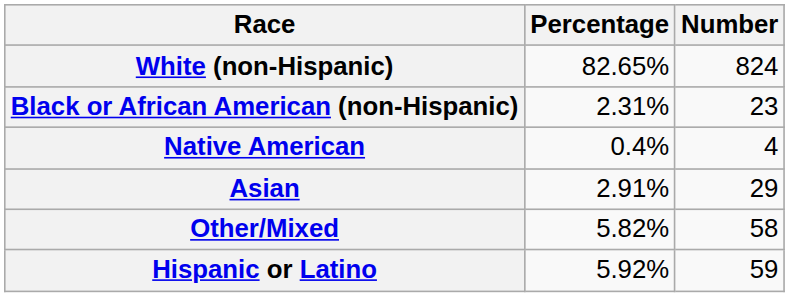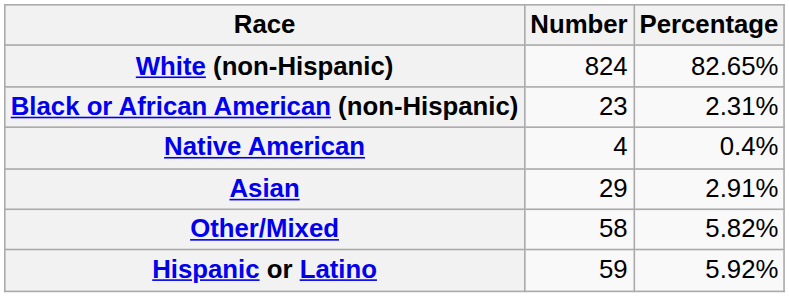columns swapped: (730, 24) <-> (600, 24)
